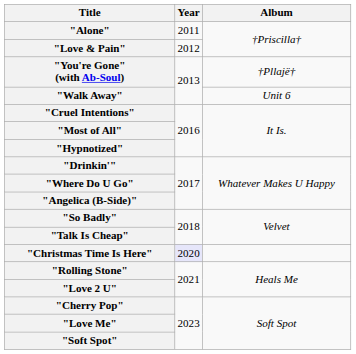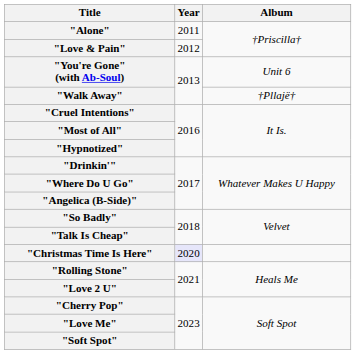(277, 71) †Pllajë† -> (277, 71) Unit 6
(277, 95) Unit 6 -> (277, 95) †Pllajë†
